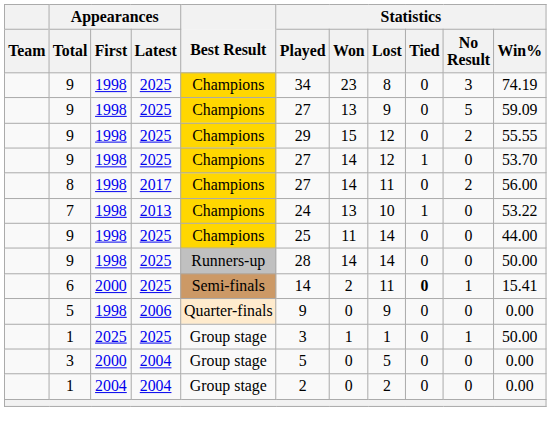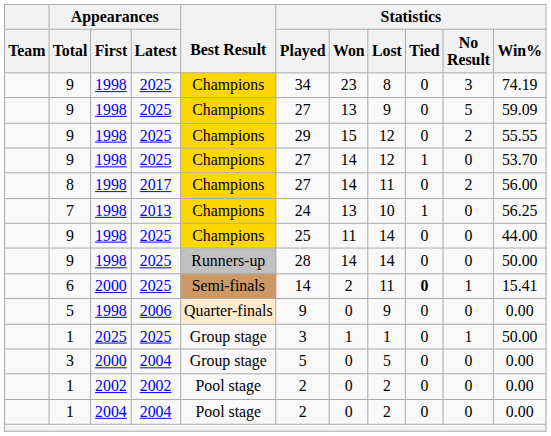(520, 210) 53.22 -> (520, 210) 56.25
+ row: (70, 386)
(228, 386) Group stage -> (228, 411) Pool stage
